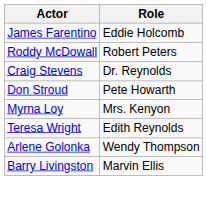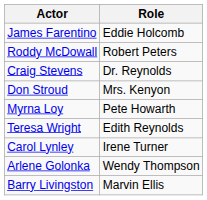(139, 90) Pete Howarth -> (136, 90) Mrs. Kenyon
(136, 109) Mrs. Kenyon -> (139, 109) Pete Howarth
+ row: (40, 147)
